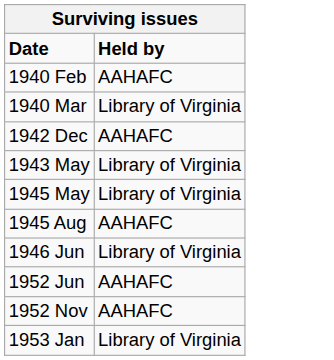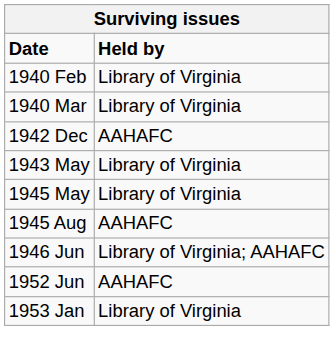(135, 77) AAHAFC -> (170, 77) Library of Virginia
(170, 252) Library of Virginia -> (211, 252) Library of Virginia; AAHAFC
- row: (48, 310)
